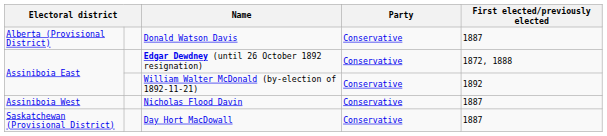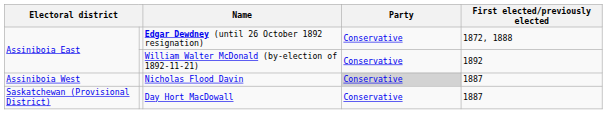- row: (191, 39)
(373, 102) no background -> (373, 79) lightgrey background
